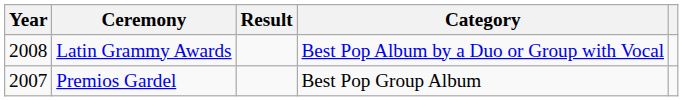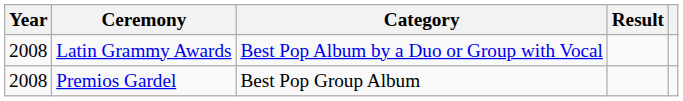columns swapped: (483, 19) <-> (267, 19)
(28, 80) 2007 -> (28, 80) 2008
